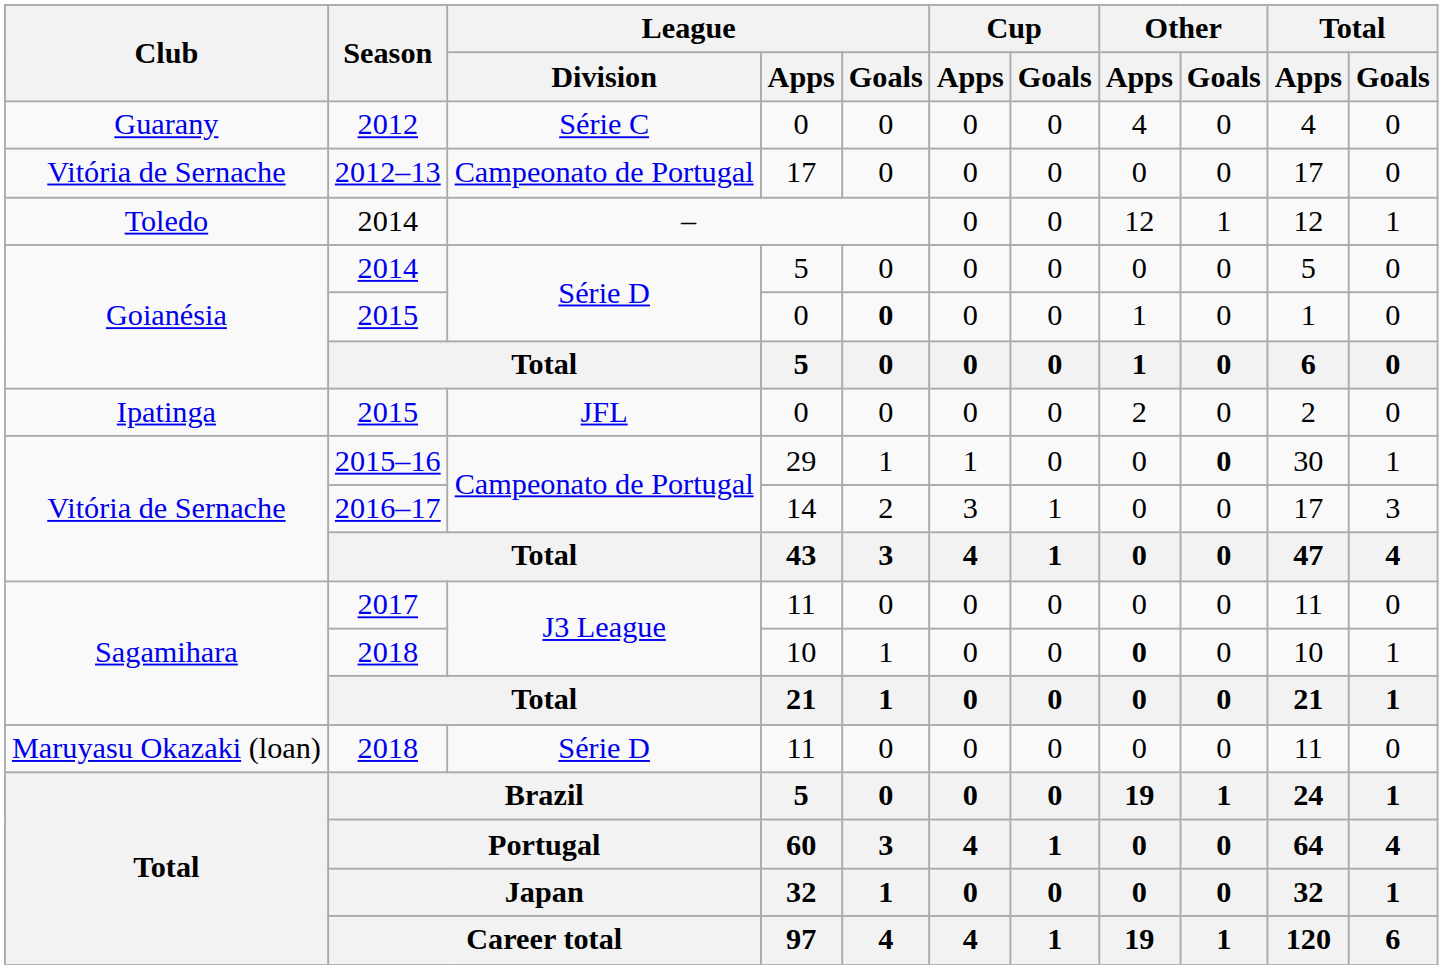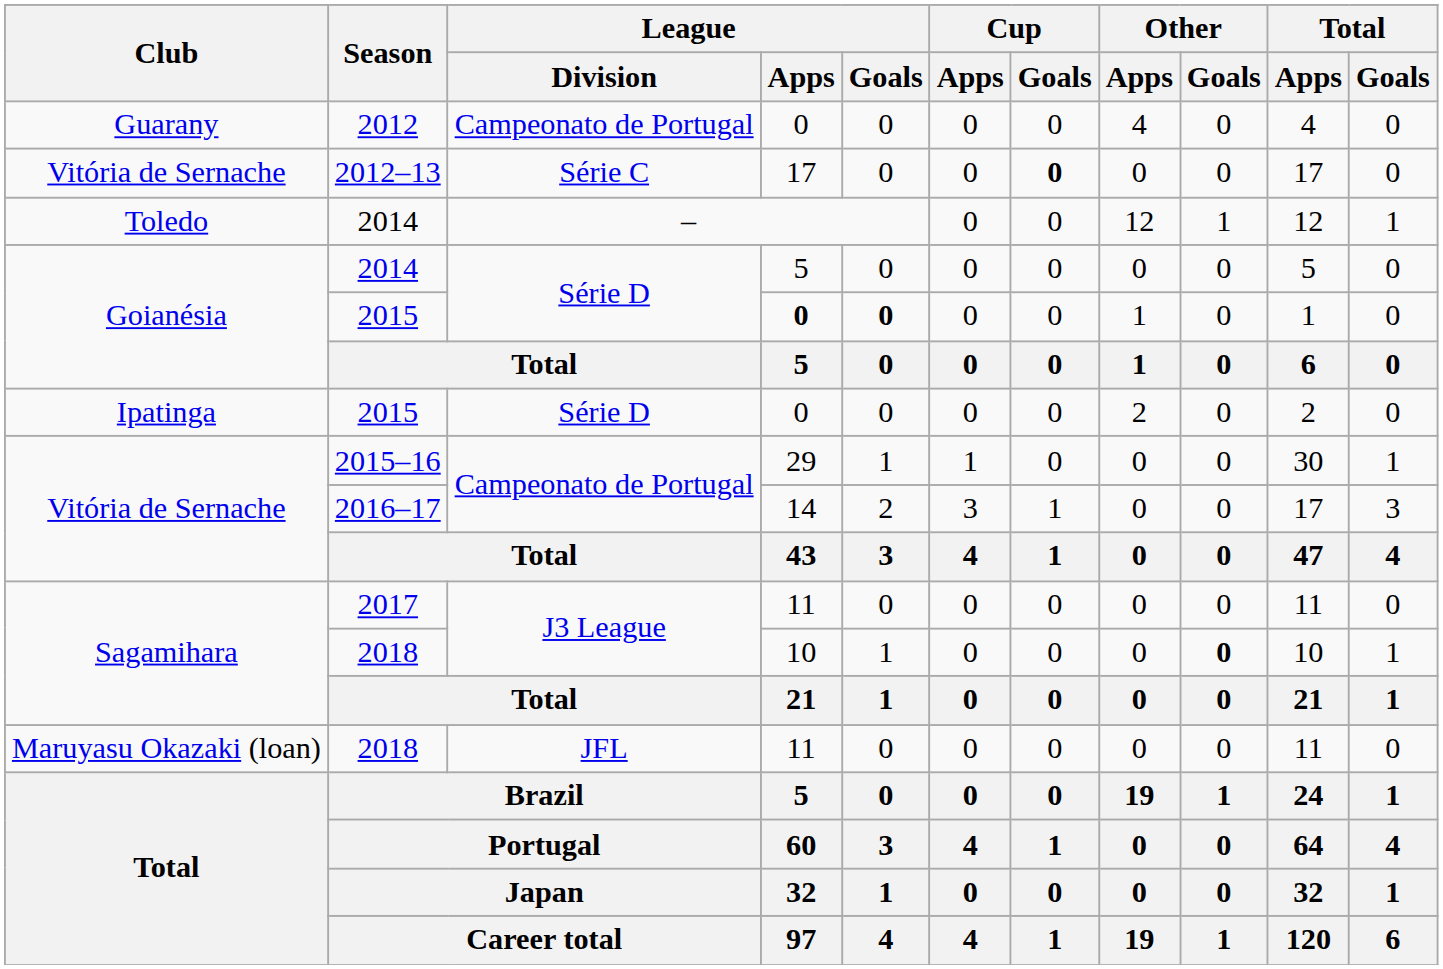(604, 124) Série C -> (604, 124) Campeonato de Portugal
(604, 172) Campeonato de Portugal -> (604, 172) Série C
(1055, 172) normal -> (1055, 172) bold
(801, 316) normal -> (801, 316) bold
(604, 412) JFL -> (604, 412) Série D
(1224, 460) bold -> (1224, 460) normal
(1139, 651) bold -> (1139, 651) normal
(1224, 651) normal -> (1224, 651) bold
(604, 747) Série D -> (604, 747) JFL
